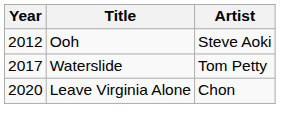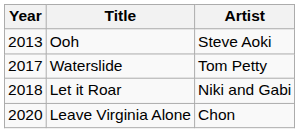(25, 41) 2012 -> (25, 41) 2013
+ row: (86, 90)
